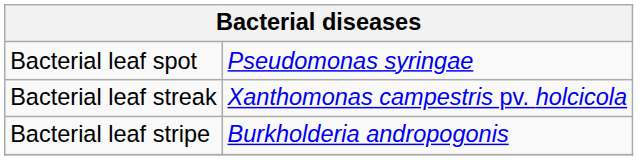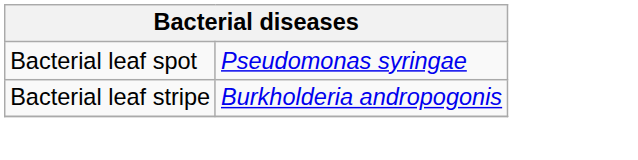- row: (113, 97)
